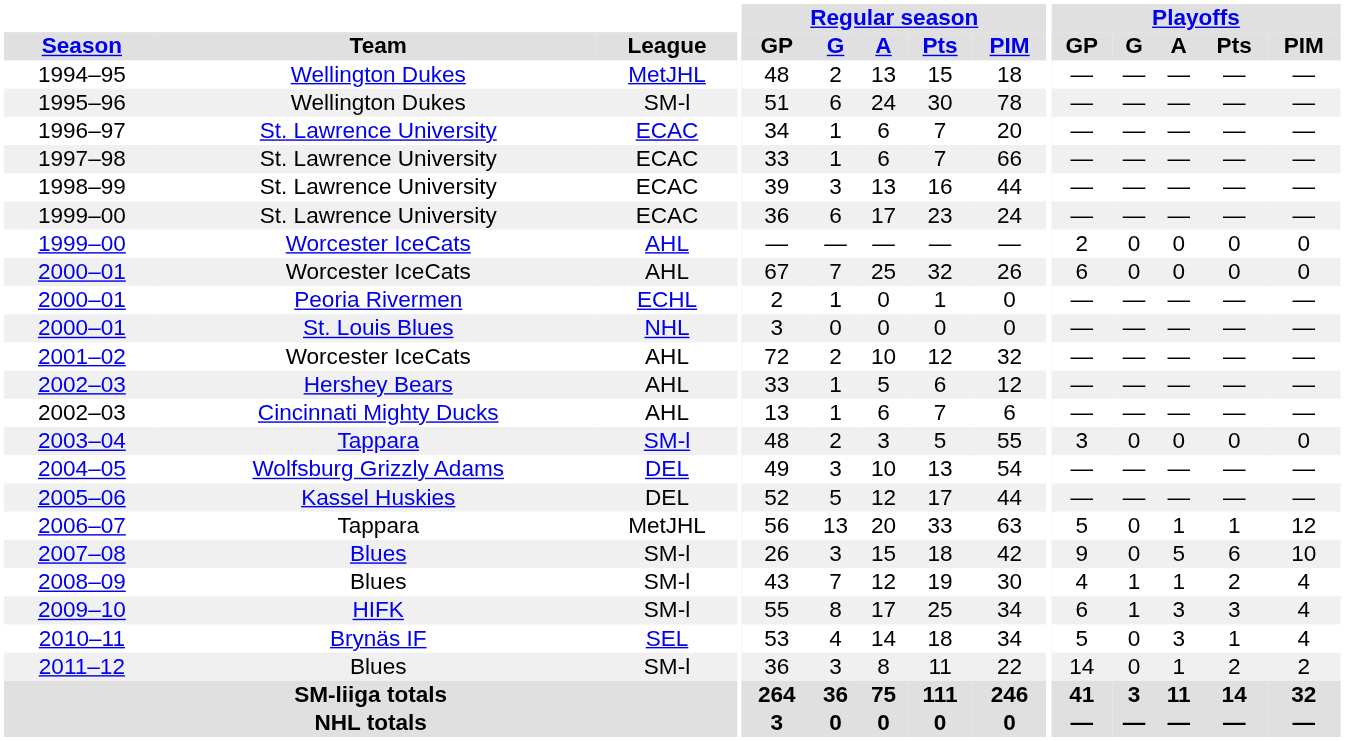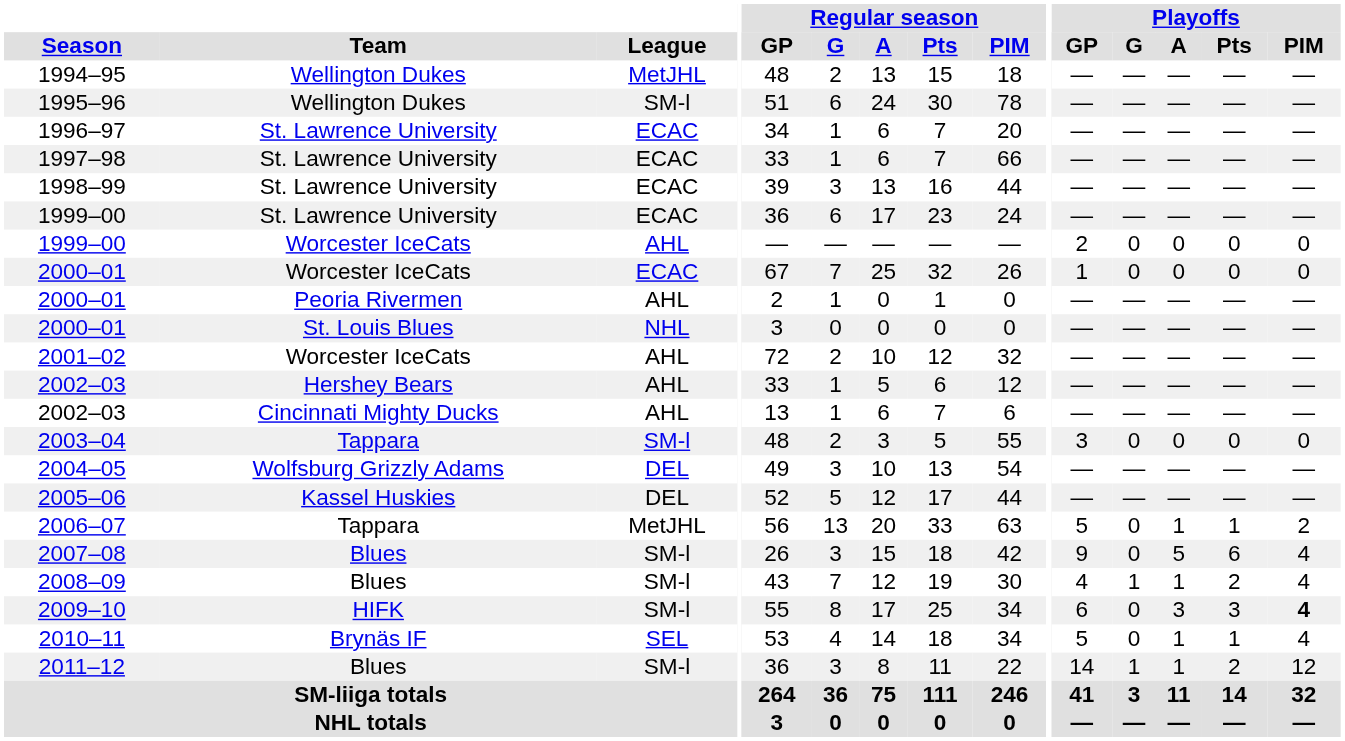(667, 271) AHL -> (667, 271) ECAC
(1082, 271) 6 -> (1082, 271) 1
(667, 299) ECHL -> (667, 299) AHL
(1304, 525) 12 -> (1304, 525) 2
(1304, 553) 10 -> (1304, 553) 4
(1134, 610) 1 -> (1134, 610) 0
(1304, 610) normal -> (1304, 610) bold
(1179, 638) 3 -> (1179, 638) 1
(1134, 666) 0 -> (1134, 666) 1
(1304, 666) 2 -> (1304, 666) 12
